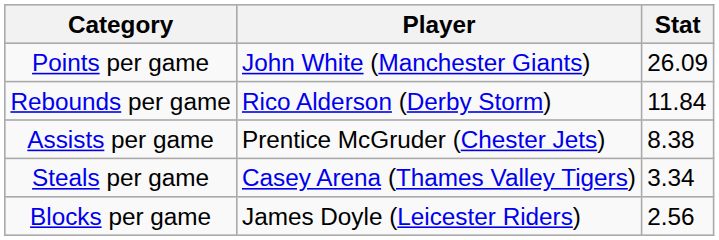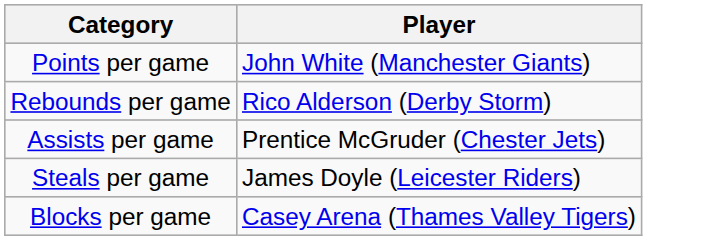- column: (678, 24)
(439, 178) Casey Arena (Thames Valley Tigers) -> (411, 178) James Doyle (Leicester Riders)
(411, 217) James Doyle (Leicester Riders) -> (439, 217) Casey Arena (Thames Valley Tigers)
